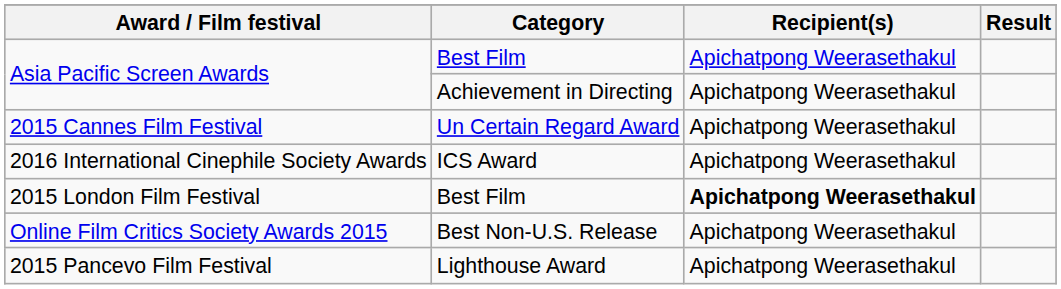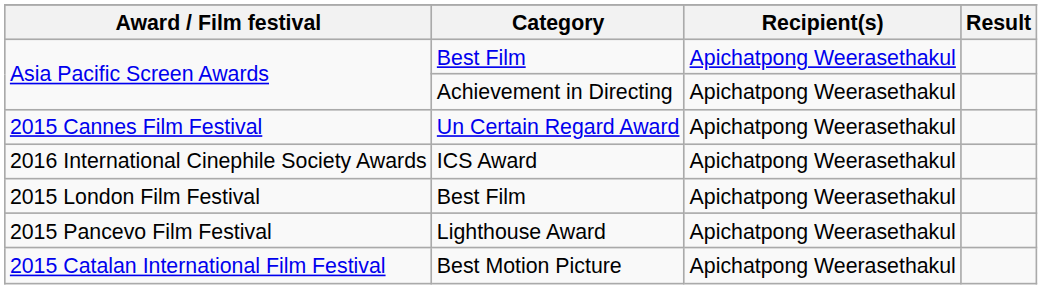(833, 196) bold -> (823, 196) normal
- row: (199, 231)
+ row: (198, 265)
